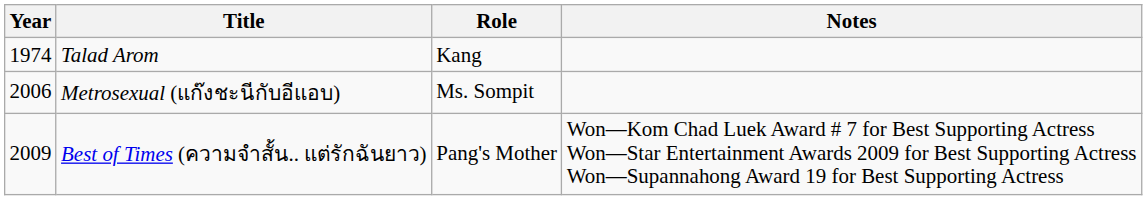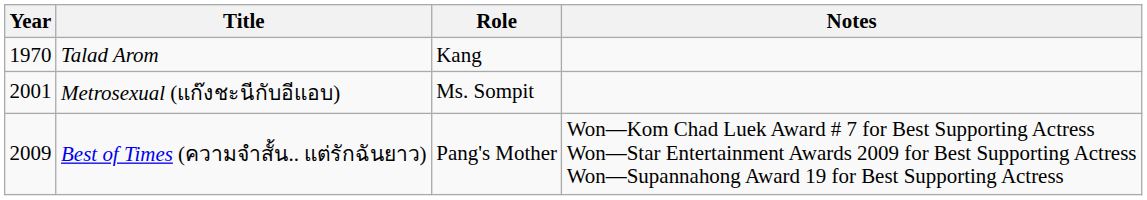(30, 54) 1974 -> (30, 54) 1970
(30, 92) 2006 -> (30, 92) 2001
